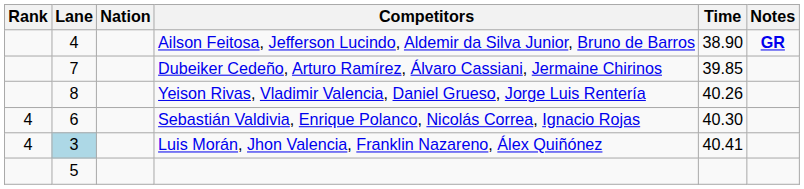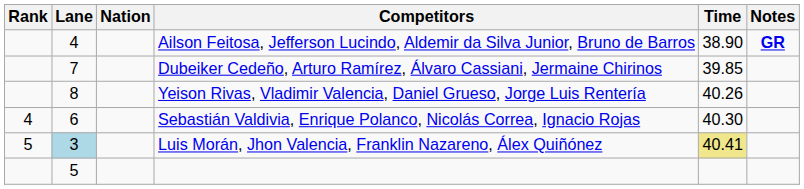(28, 145) 4 -> (28, 145) 5
(723, 145) no background -> (723, 145) khaki background
